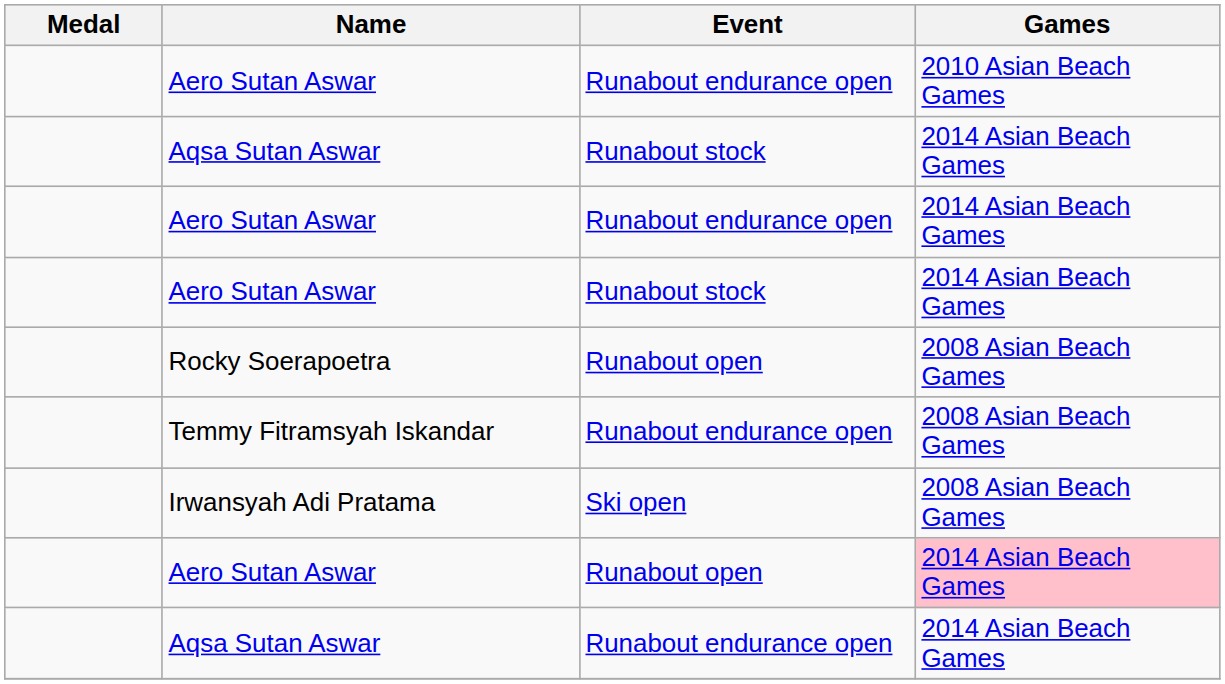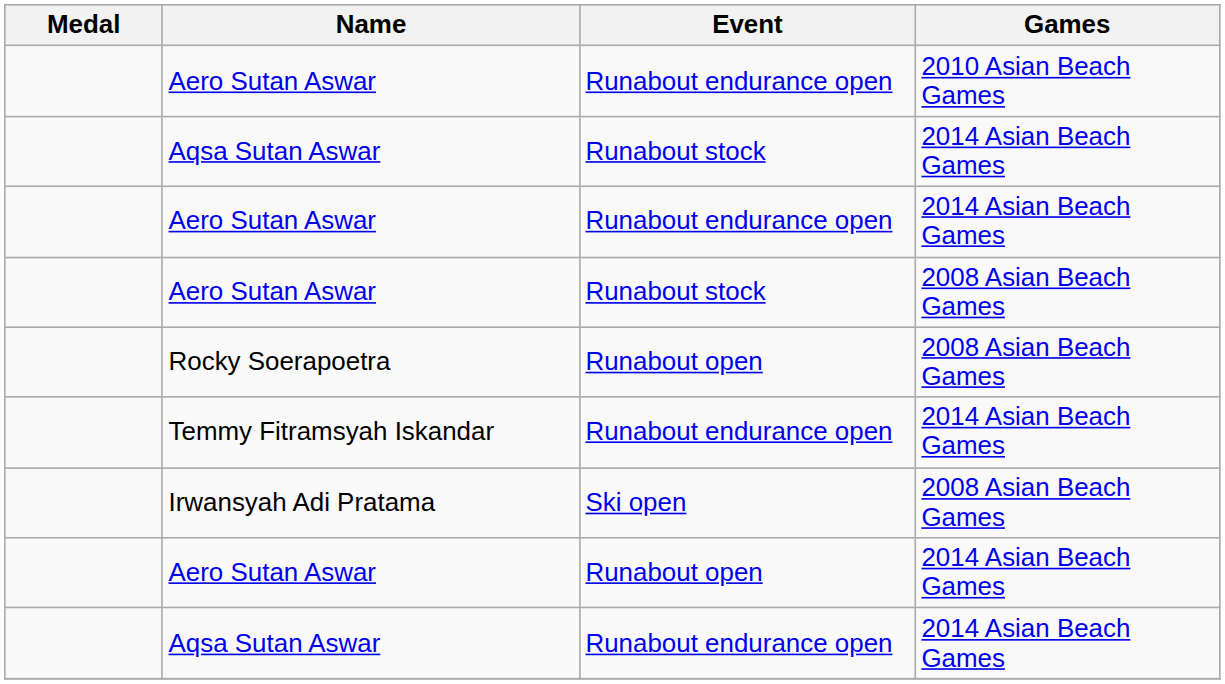(1026, 291) 2014 Asian Beach Games -> (1026, 291) 2008 Asian Beach Games
(1026, 432) 2008 Asian Beach Games -> (1026, 432) 2014 Asian Beach Games
(1026, 572) pink background -> (1026, 572) no background
